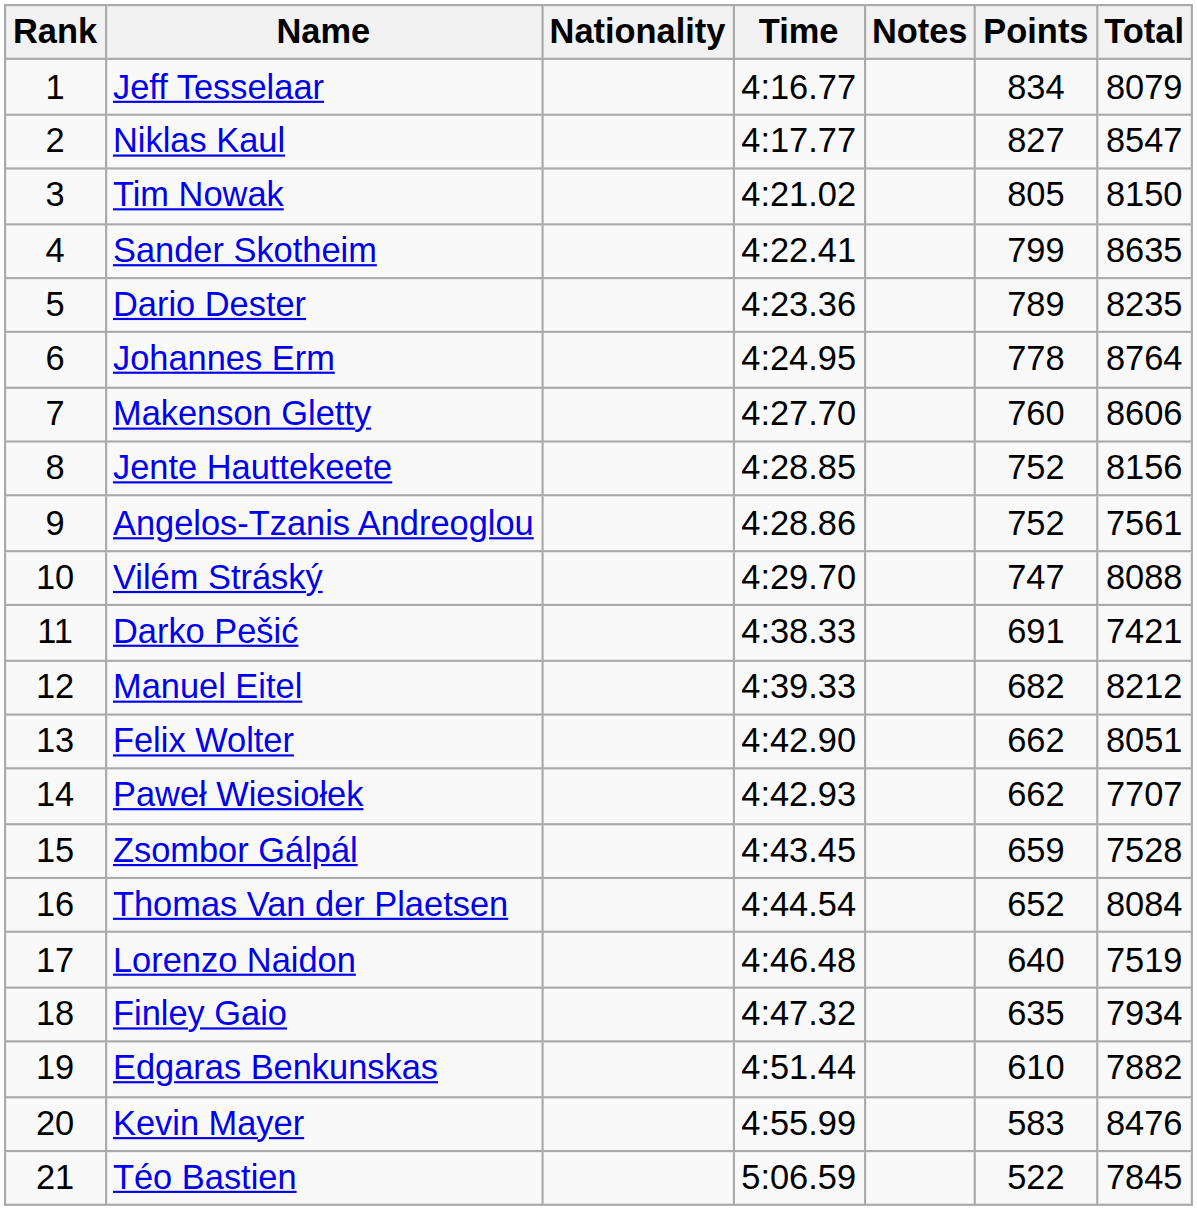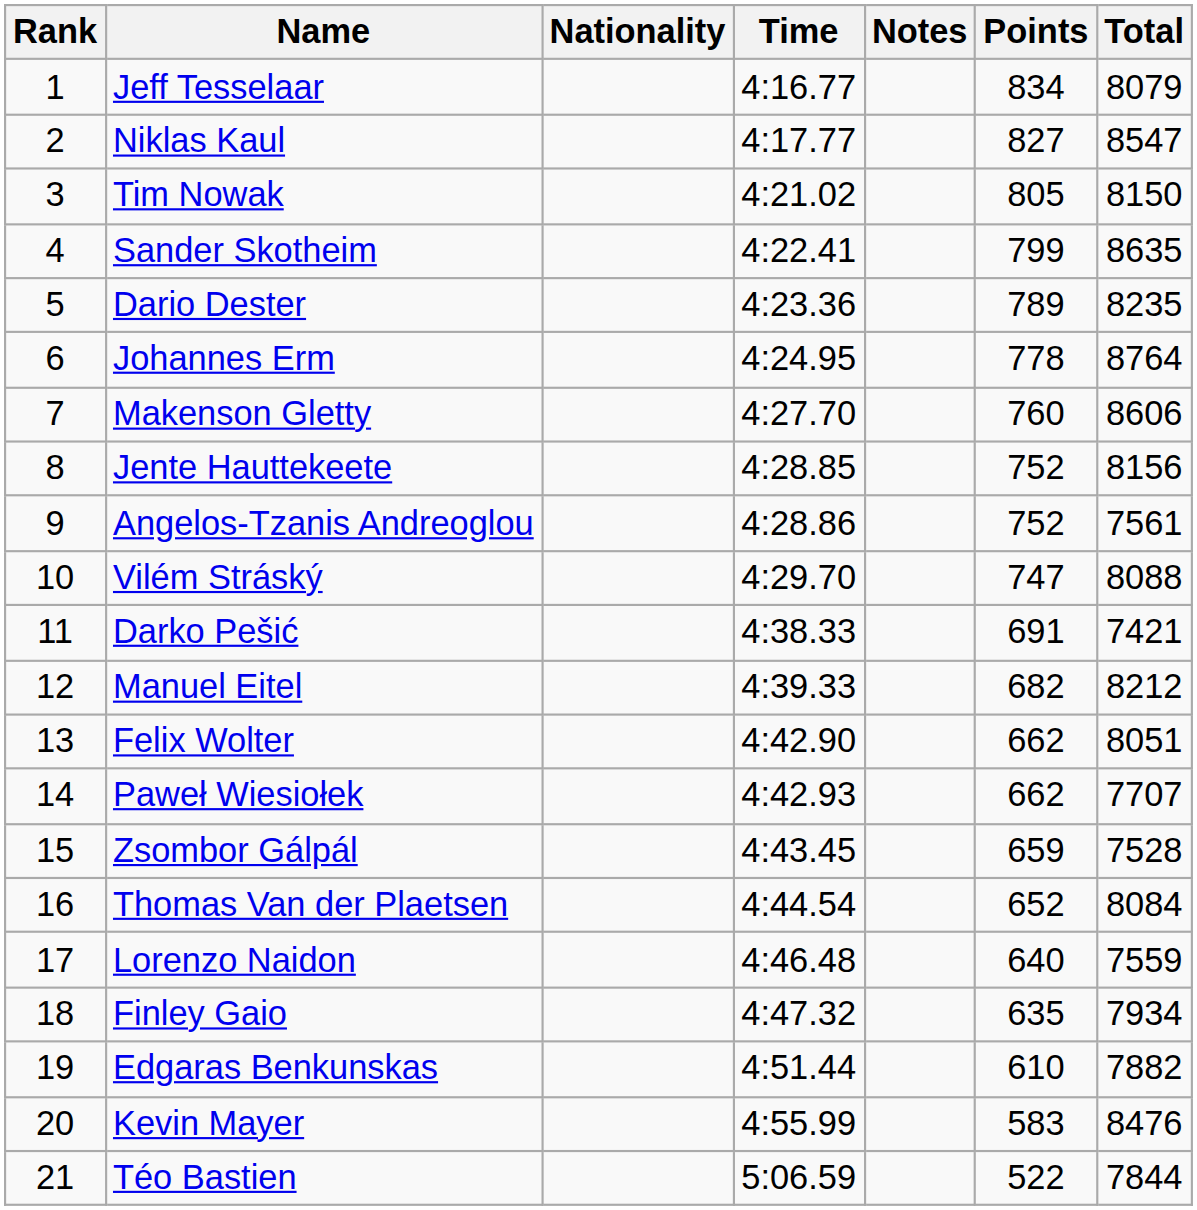(1144, 959) 7519 -> (1144, 959) 7559
(1144, 1177) 7845 -> (1144, 1177) 7844
